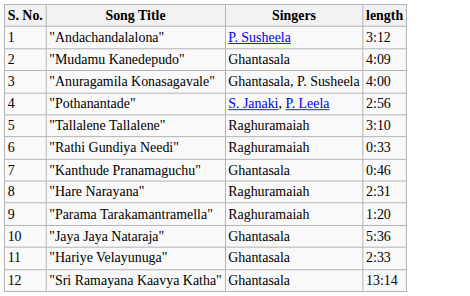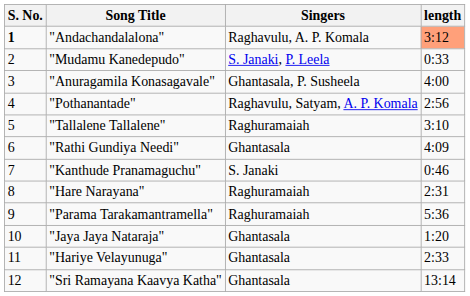(11, 37) normal -> (11, 37) bold
(260, 37) P. Susheela -> (299, 37) Raghavulu, A. P. Komala
(378, 37) no background -> (436, 37) lightsalmon background
(259, 59) Ghantasala -> (279, 59) S. Janaki, P. Leela
(378, 59) 4:09 -> (436, 59) 0:33
(279, 103) S. Janaki, P. Leela -> (323, 103) Raghavulu, Satyam, A. P. Komala
(269, 147) Raghuramaiah -> (259, 147) Ghantasala
(378, 147) 0:33 -> (436, 147) 4:09
(259, 170) Ghantasala -> (253, 170) S. Janaki
(378, 214) 1:20 -> (436, 214) 5:36
(378, 236) 5:36 -> (436, 236) 1:20
